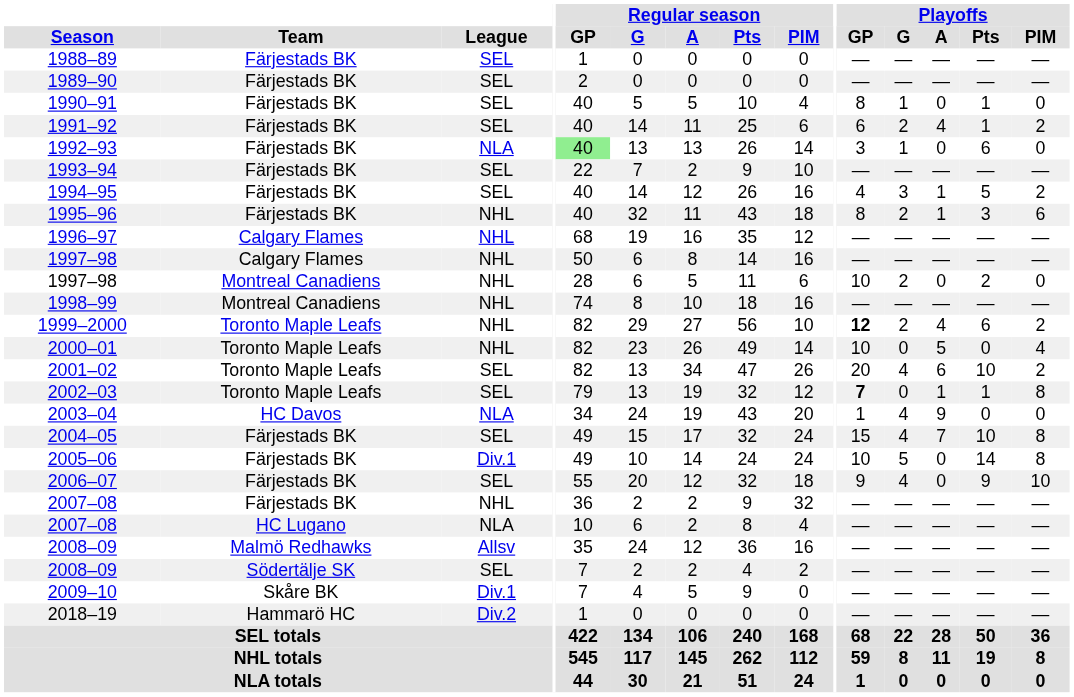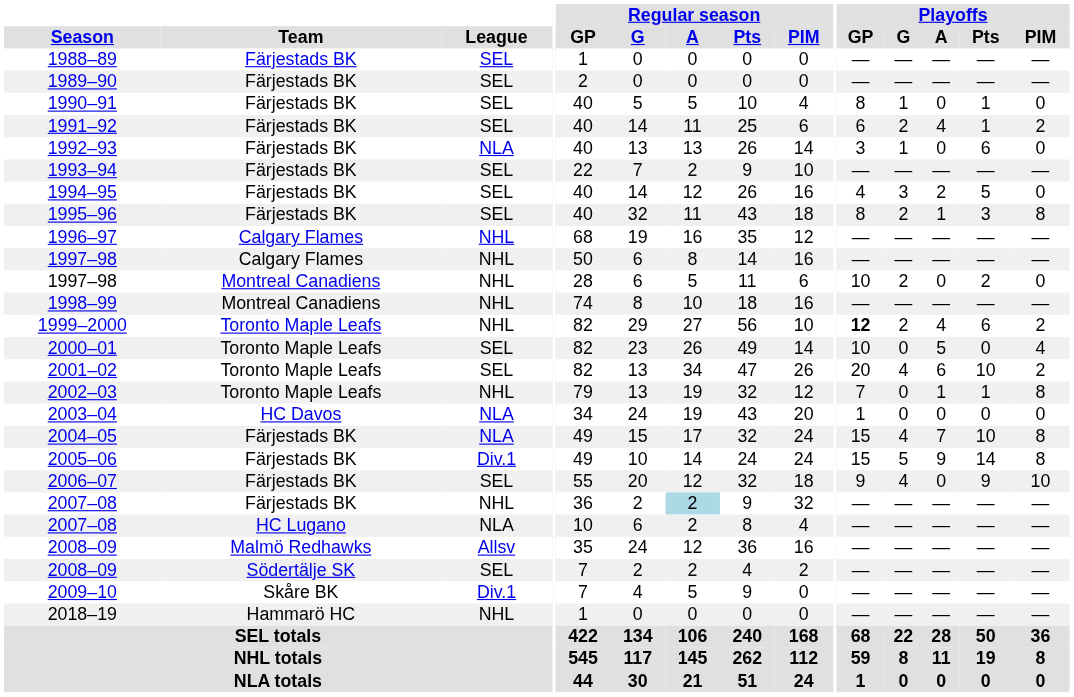(583, 148) lightgreen background -> (583, 148) no background
(941, 192) 1 -> (941, 192) 2
(1040, 192) 2 -> (1040, 192) 0
(496, 214) NHL -> (496, 214) SEL
(1040, 214) 6 -> (1040, 214) 8
(496, 348) NHL -> (496, 348) SEL
(496, 392) SEL -> (496, 392) NHL
(861, 392) bold -> (861, 392) normal
(903, 414) 4 -> (903, 414) 0
(941, 414) 9 -> (941, 414) 0
(496, 436) SEL -> (496, 436) NLA
(861, 459) 10 -> (861, 459) 15
(941, 459) 0 -> (941, 459) 9
(692, 503) no background -> (692, 503) lightblue background
(496, 614) Div.2 -> (496, 614) NHL
